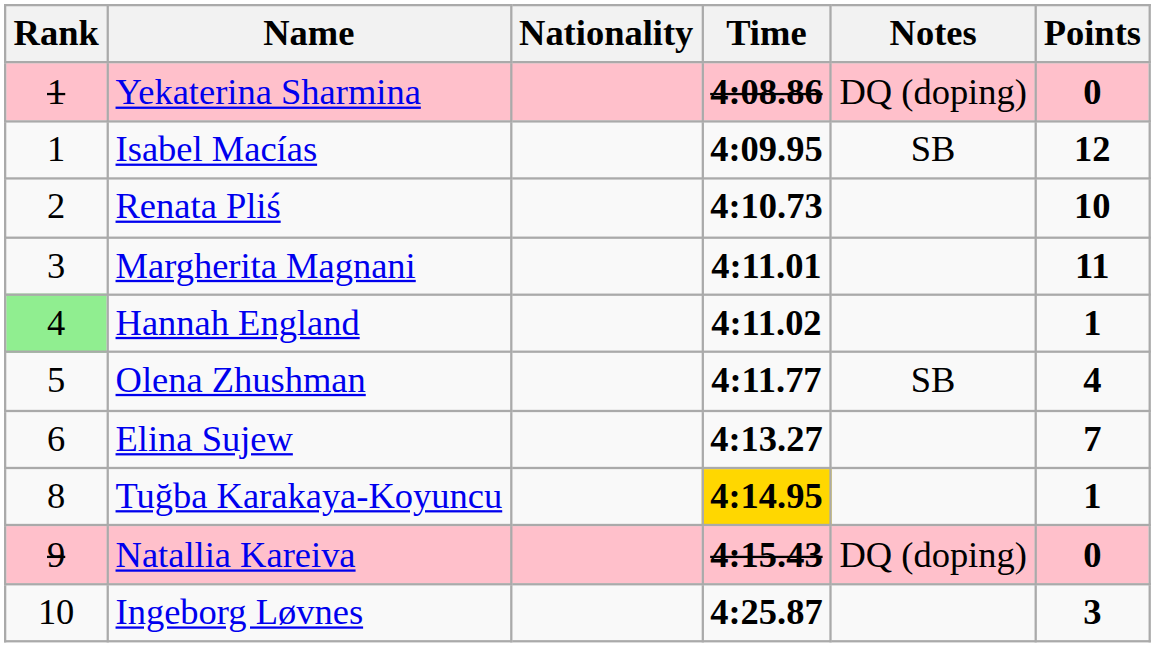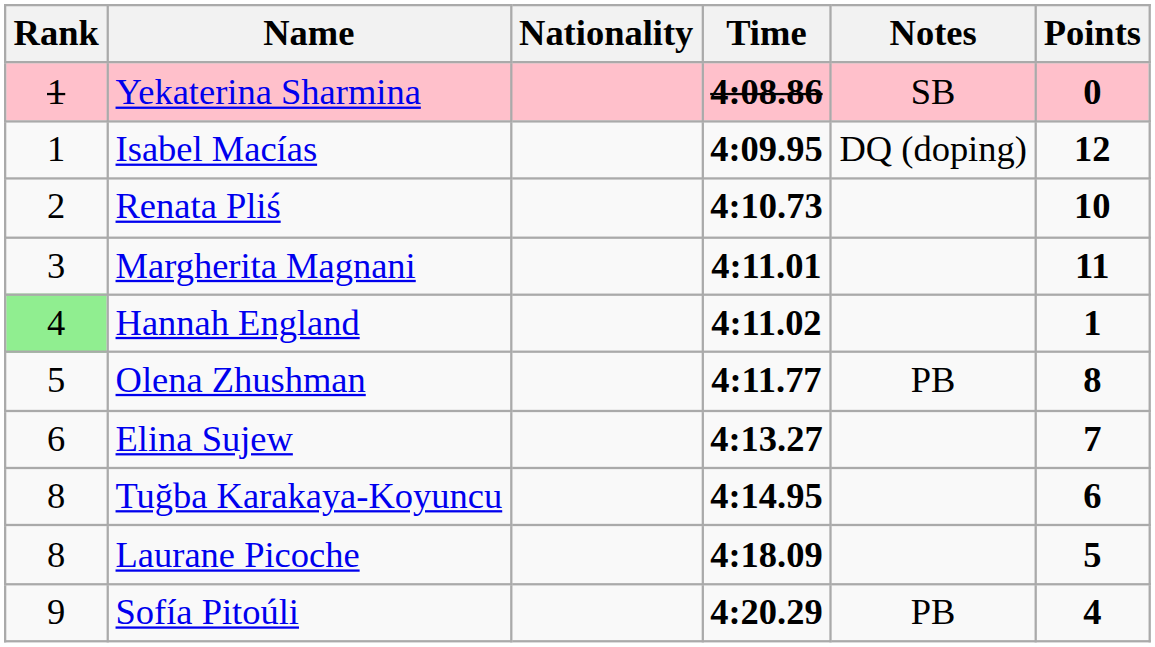(933, 91) DQ (doping) -> (933, 91) SB
(933, 149) SB -> (933, 149) DQ (doping)
(933, 380) SB -> (933, 380) PB
(1092, 380) 4 -> (1092, 380) 8
(766, 496) gold background -> (766, 496) no background
(1092, 496) 1 -> (1092, 496) 6
- row: (236, 554)
+ row: (238, 554)
+ row: (207, 611)
- row: (239, 611)
